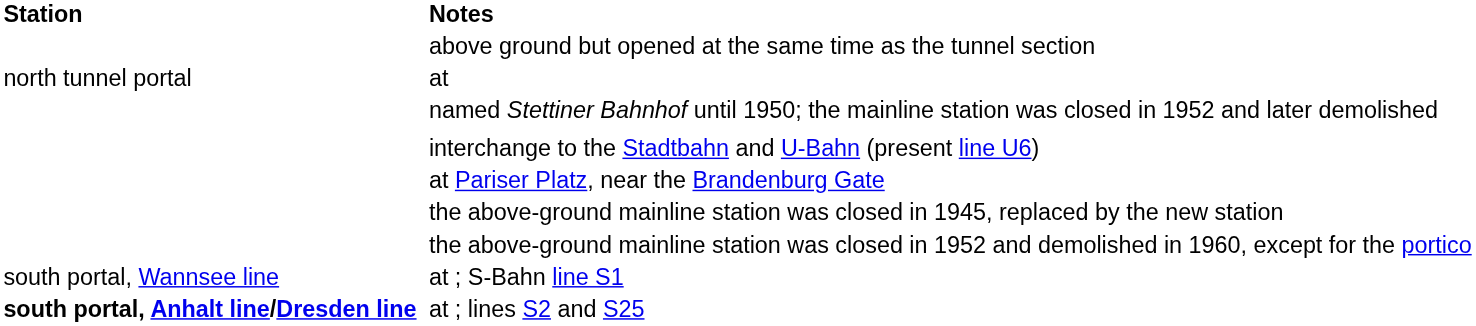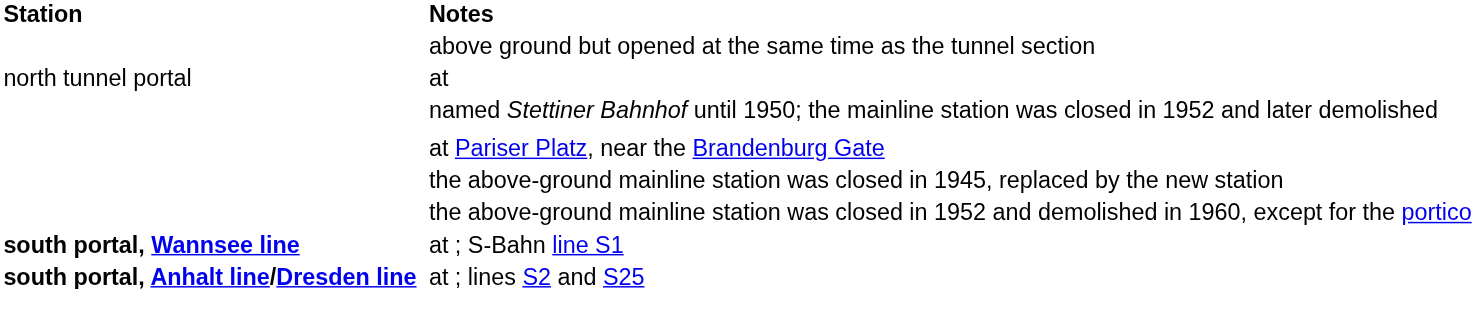- row: (734, 148)
(141, 277) normal -> (152, 244) bold
